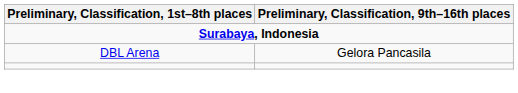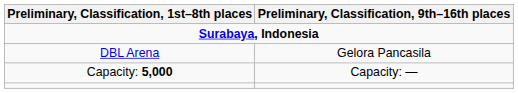+ row: (130, 72)
